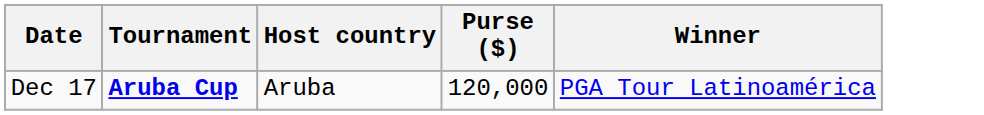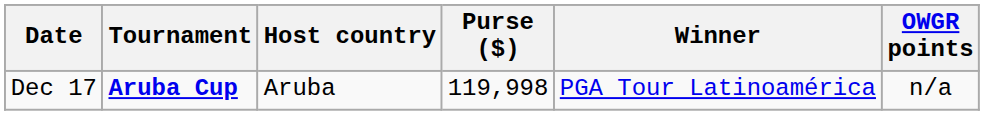+ column: (931, 38)
(498, 90) 120,000 -> (498, 90) 119,998
